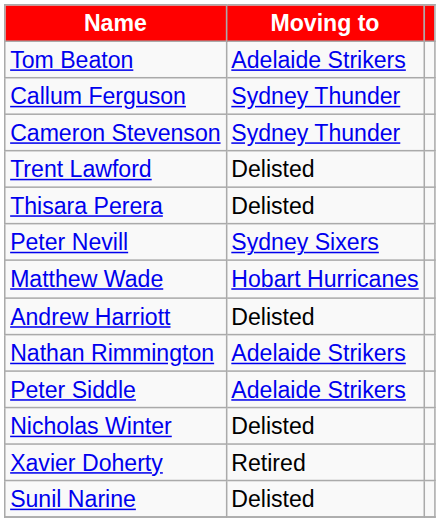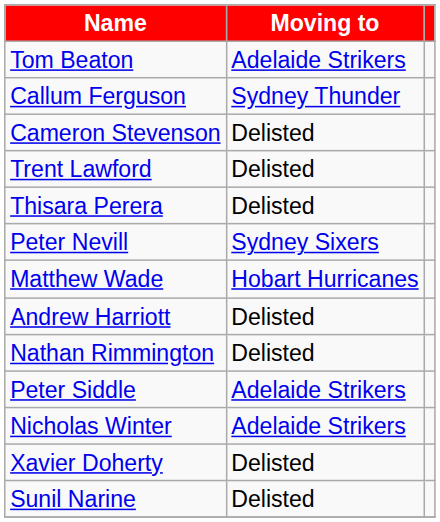(316, 133) Sydney Thunder -> (273, 133) Delisted
(319, 352) Adelaide Strikers -> (273, 352) Delisted
(273, 426) Delisted -> (319, 426) Adelaide Strikers
(269, 462) Retired -> (273, 462) Delisted
